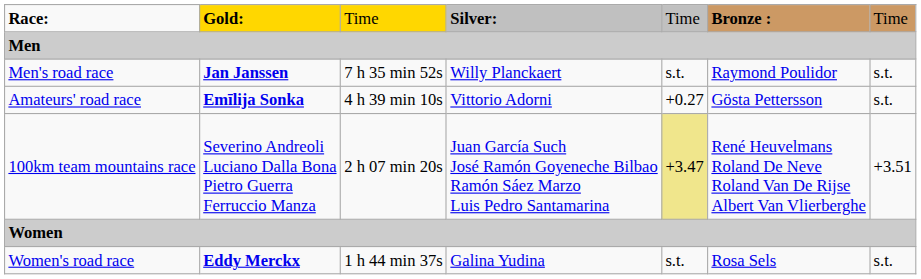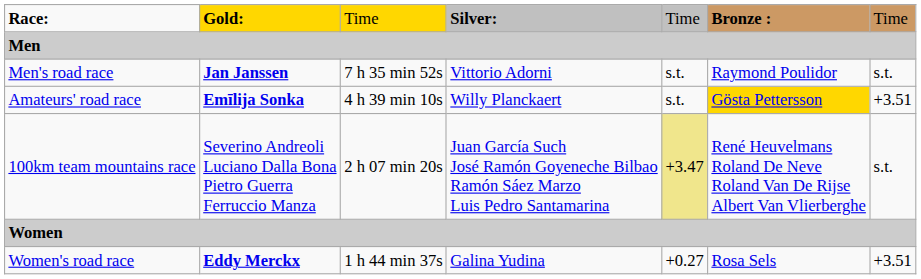(506, 72) Willy Planckaert -> (501, 72) Vittorio Adorni
(501, 100) Vittorio Adorni -> (506, 100) Willy Planckaert
(685, 100) +0.27 -> (675, 100) s.t.
(767, 100) no background -> (767, 100) gold background
(883, 100) s.t. -> (893, 100) +3.51
(893, 166) +3.51 -> (883, 166) s.t.
(675, 260) s.t. -> (685, 260) +0.27
(883, 260) s.t. -> (893, 260) +3.51
